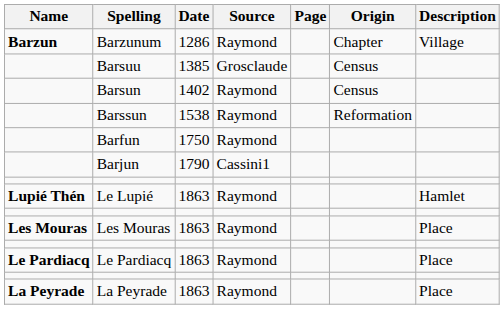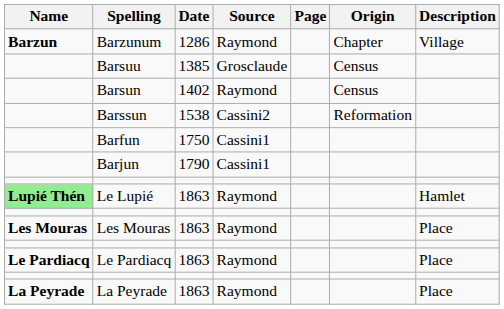(247, 115) Raymond -> (243, 115) Cassini2
(247, 139) Raymond -> (243, 139) Cassini1
(47, 196) no background -> (47, 196) lightgreen background
